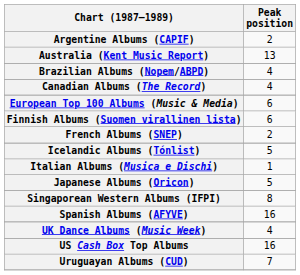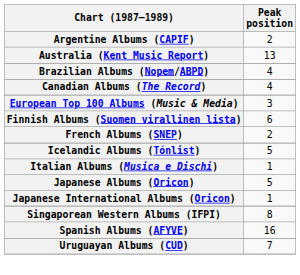(270, 103) 6 -> (270, 103) 3
+ row: (124, 198)
- row: (124, 230)
- row: (124, 246)
